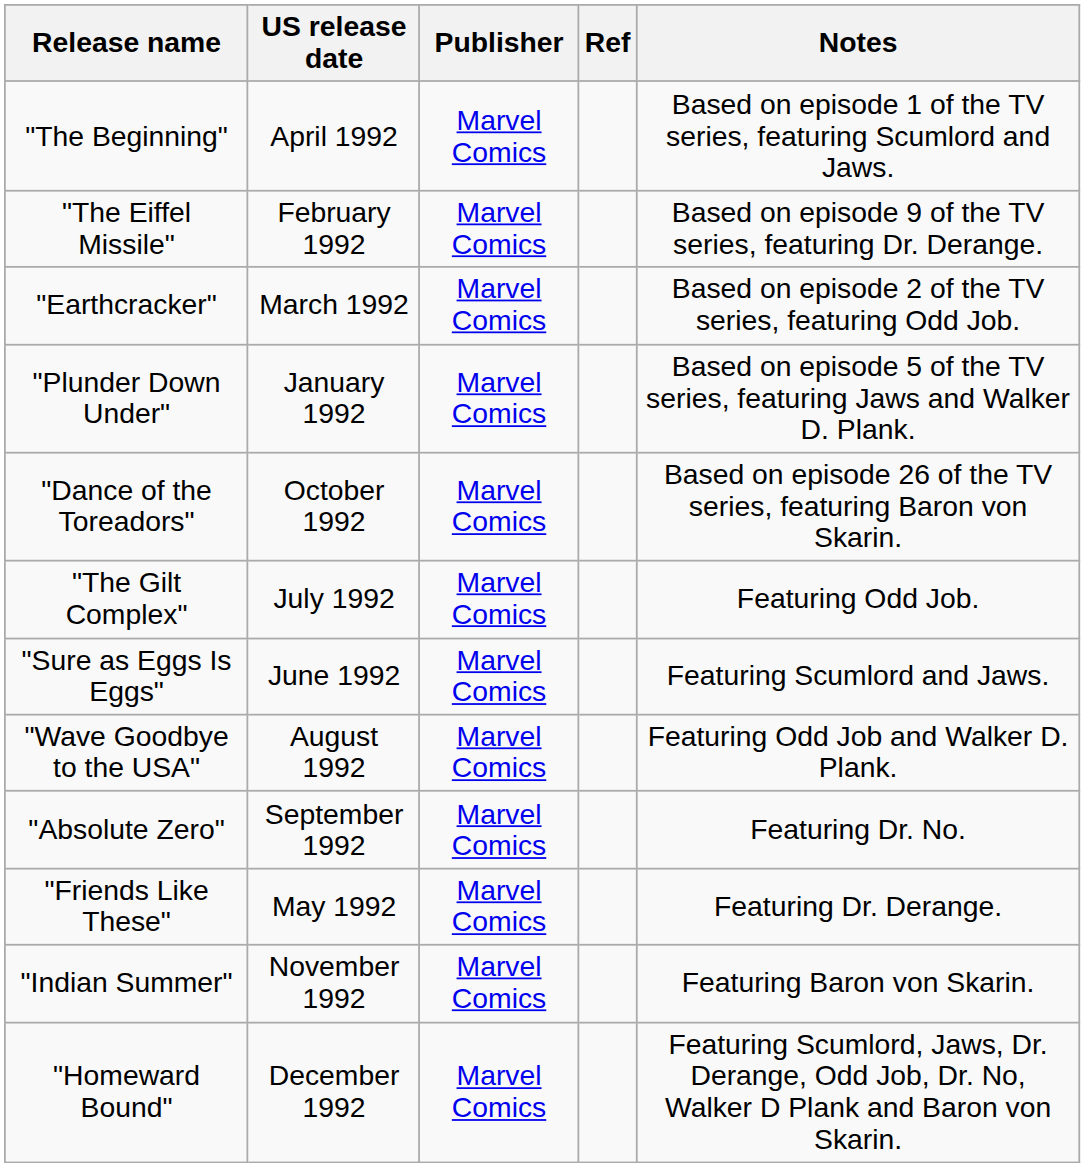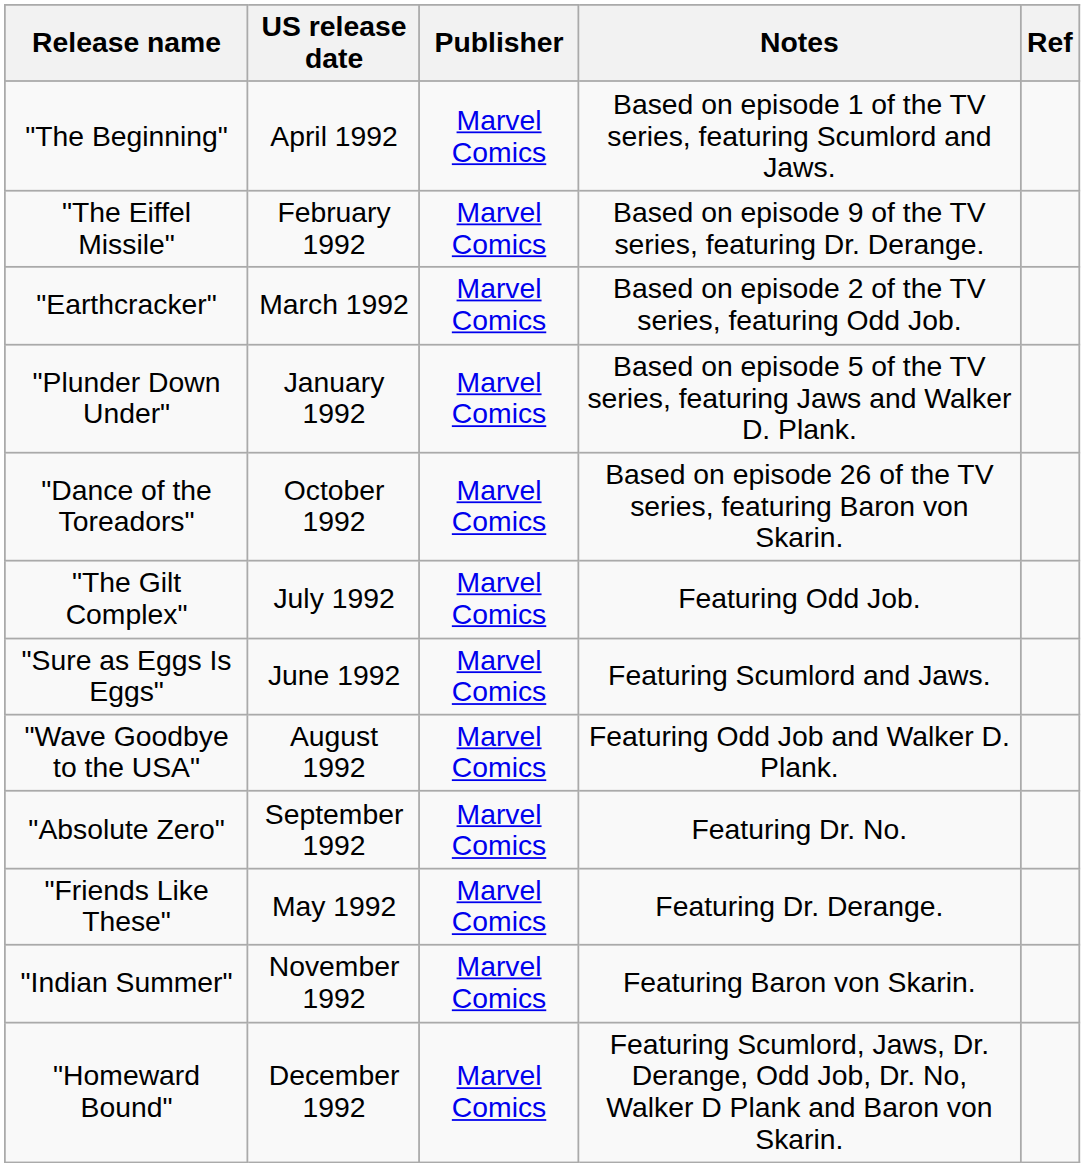columns swapped: (858, 42) <-> (608, 42)
